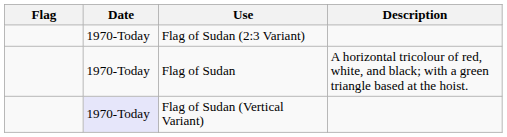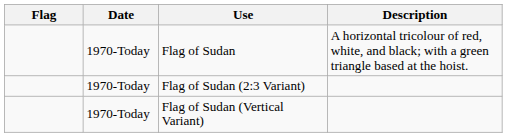rows swapped: (198, 71) <-> (233, 35)
(118, 114) lavender background -> (118, 114) no background
